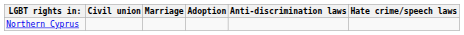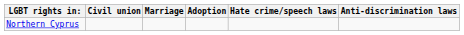columns swapped: (288, 11) <-> (404, 11)
